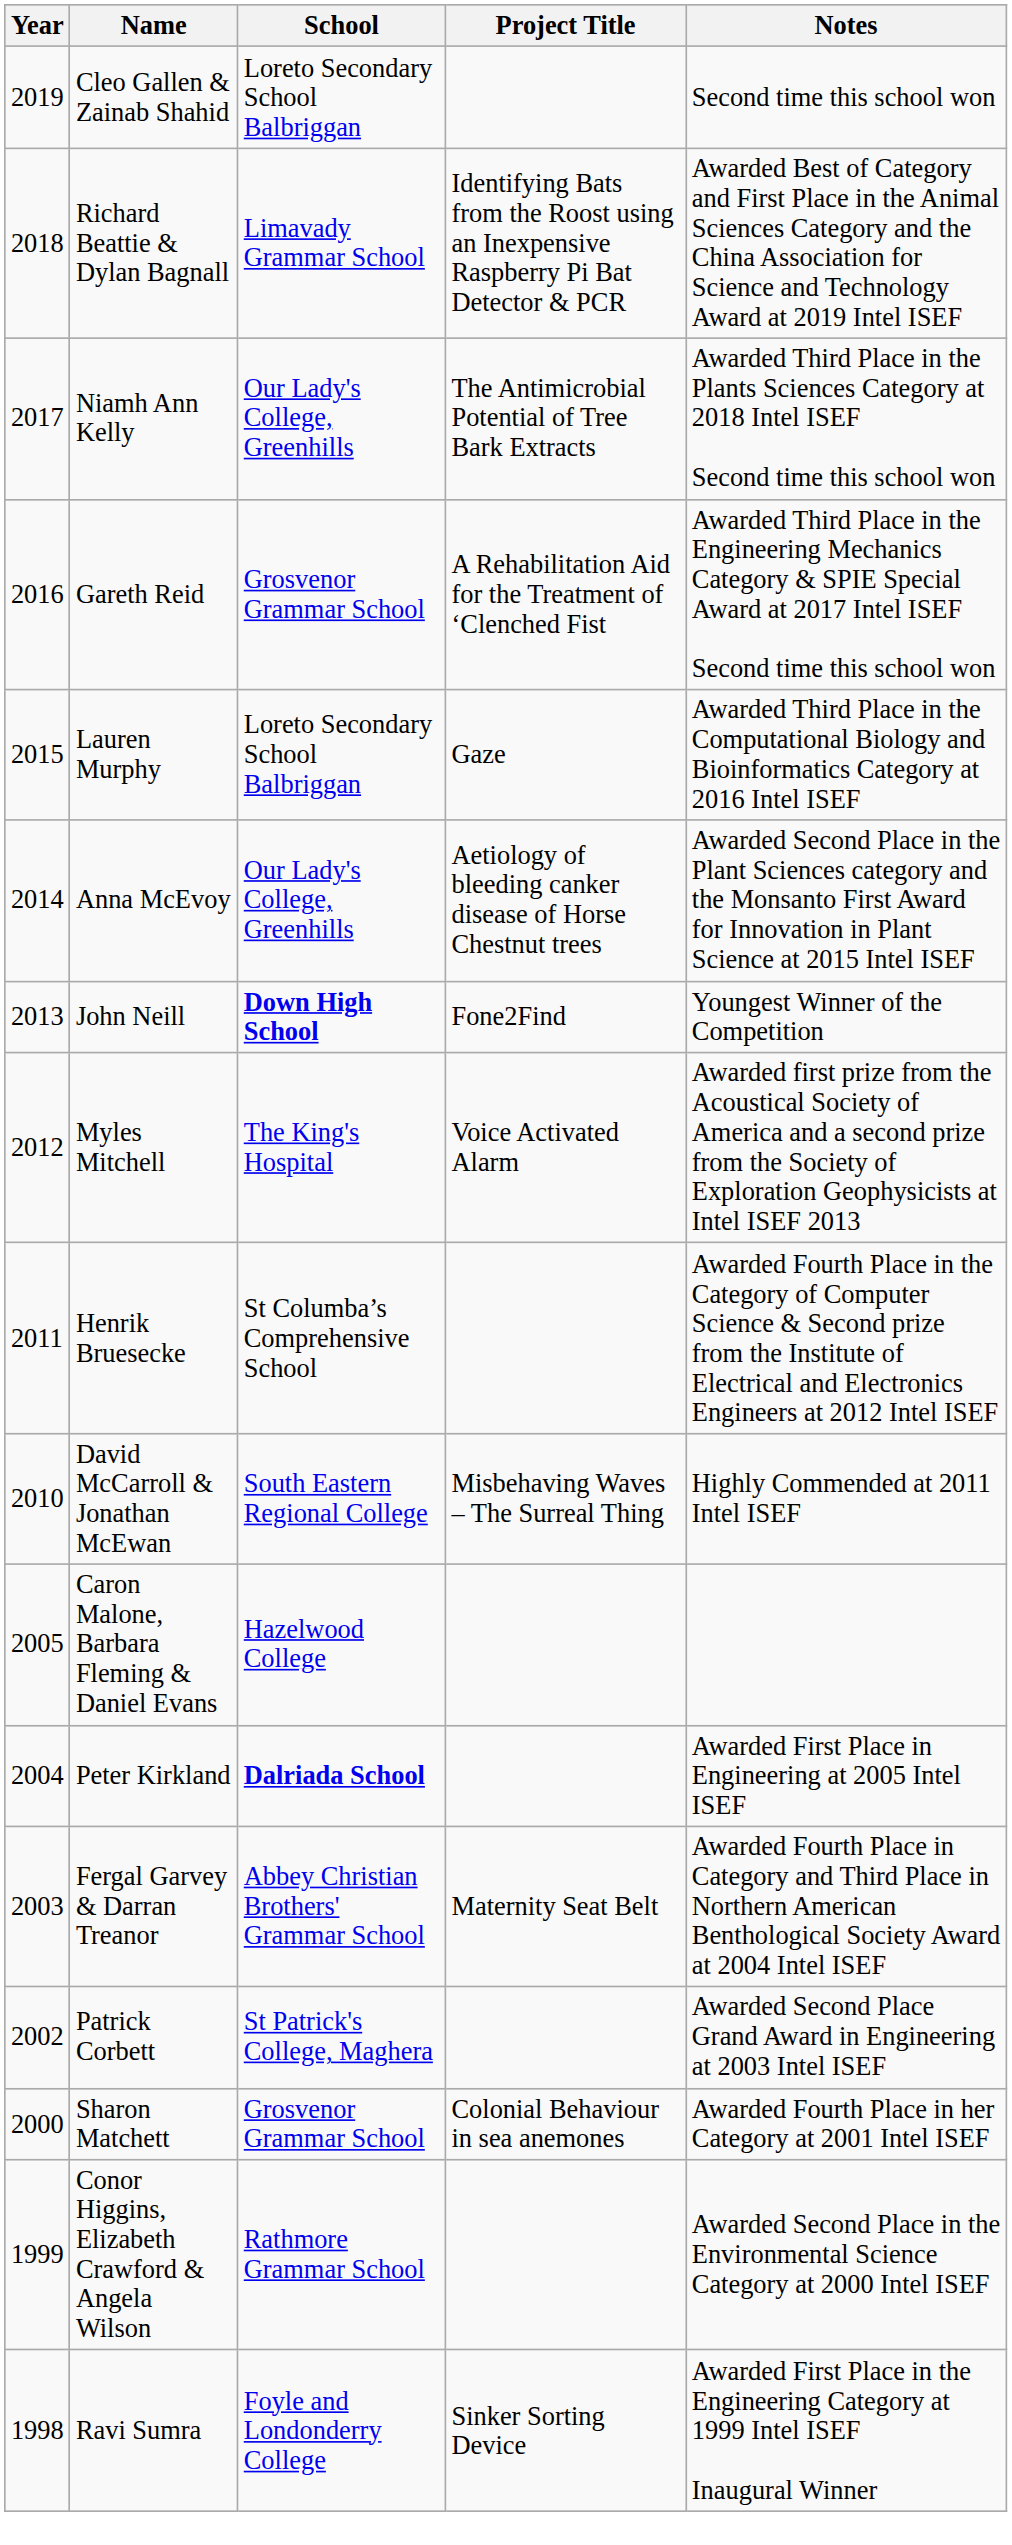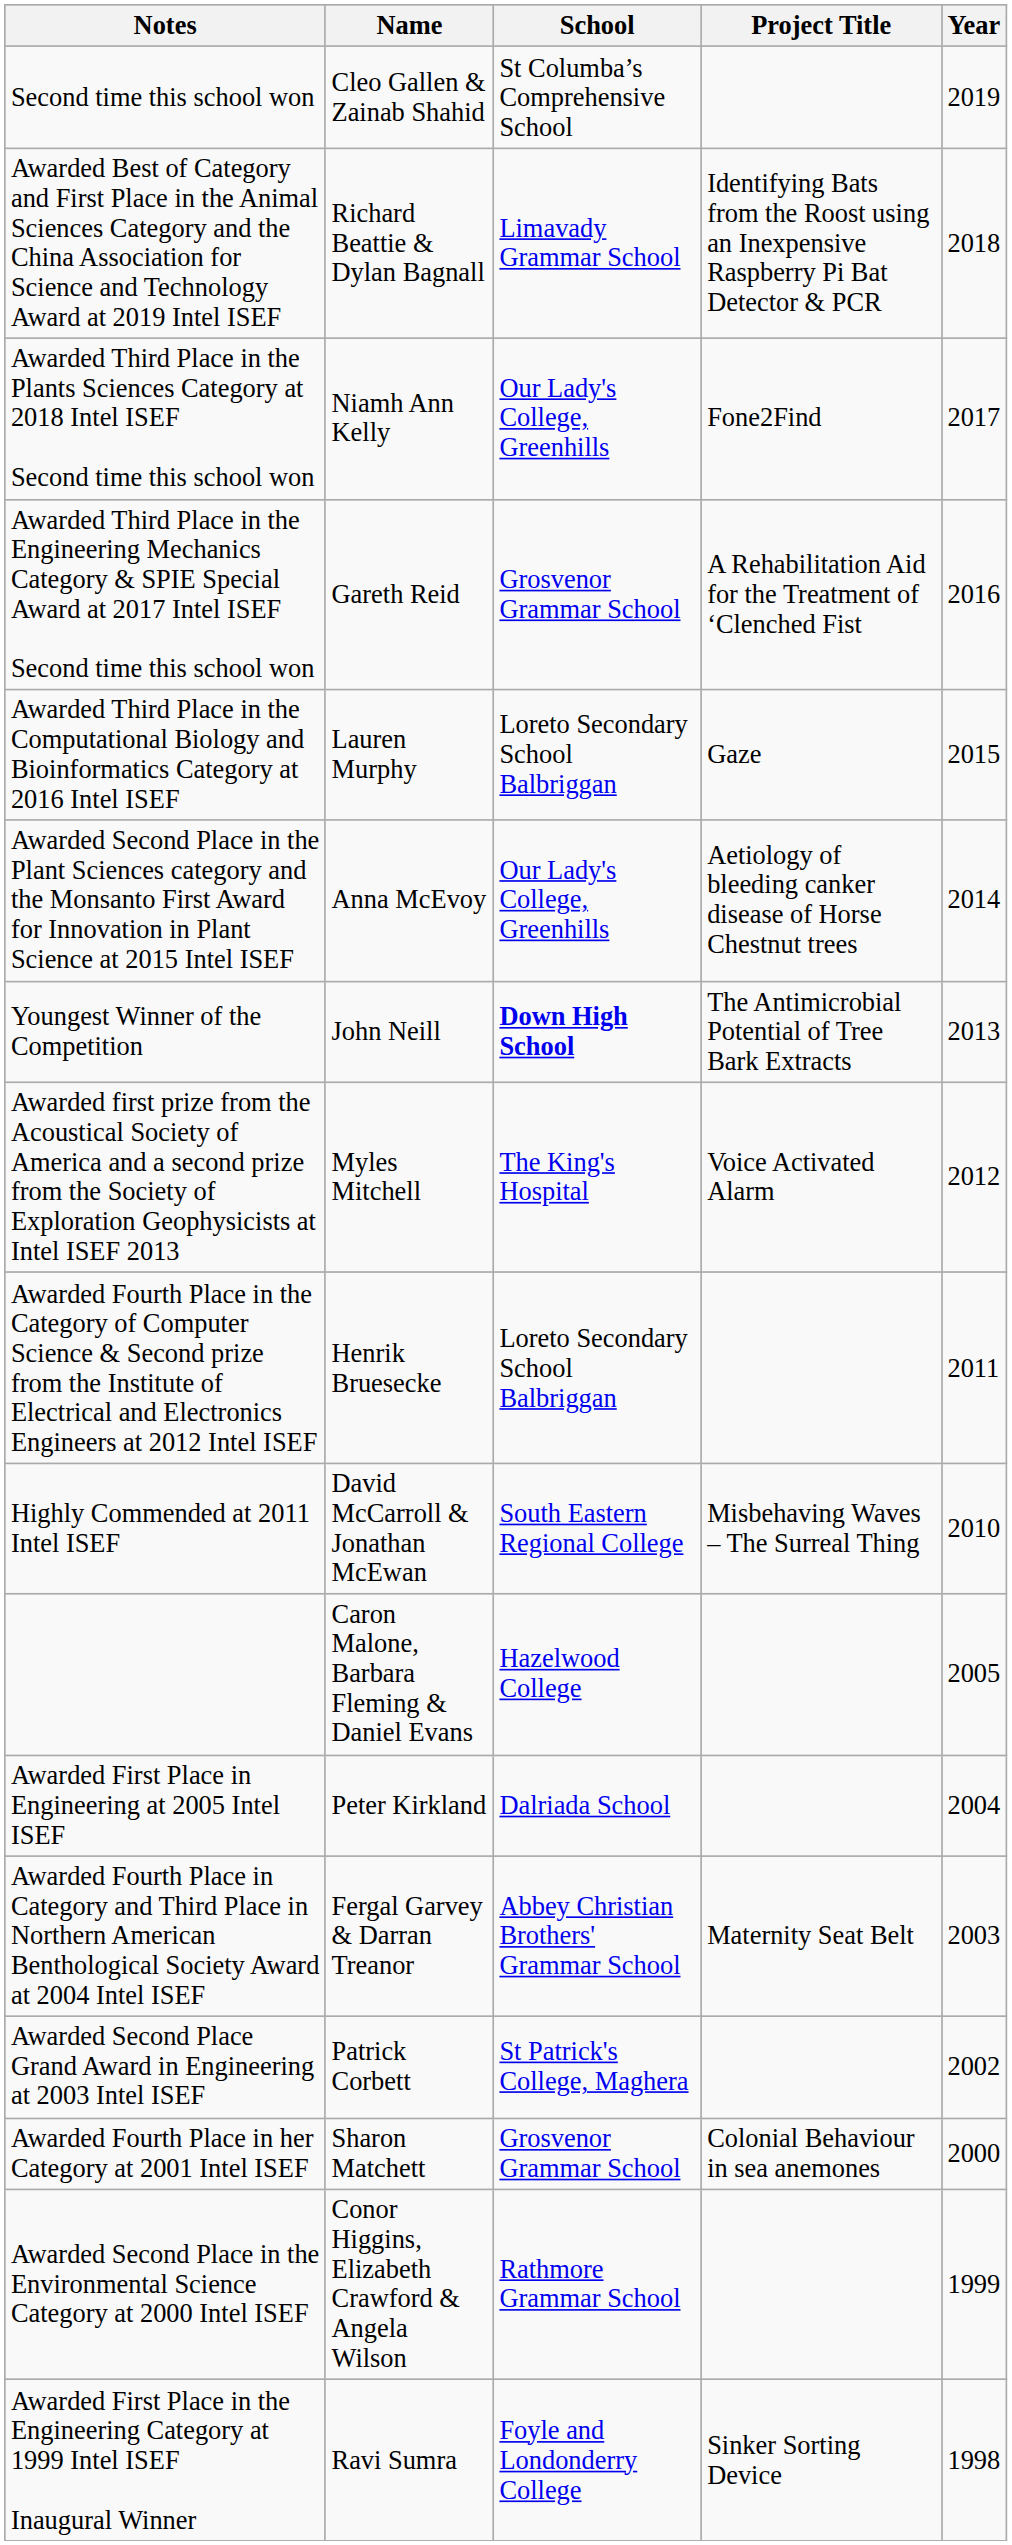columns swapped: (37, 25) <-> (846, 25)
(338, 97) Loreto Secondary School Balbriggan -> (582, 97) St Columba’s Comprehensive School
(549, 418) The Antimicrobial Potential of Tree Bark Extracts -> (764, 418) Fone2Find
(509, 1016) Fone2Find -> (804, 1031) The Antimicrobial Potential of Tree Bark Extracts
(327, 1337) St Columba’s Comprehensive School -> (594, 1367) Loreto Secondary School Balbriggan
(334, 1775) bold -> (585, 1804) normal
